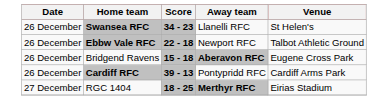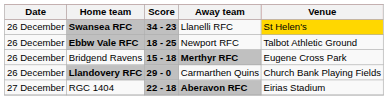(292, 27) no background -> (285, 27) gold background
(179, 42) 22 - 18 -> (162, 42) 18 - 25
(231, 57) Aberavon RFC -> (210, 57) Merthyr RFC
+ row: (105, 73)
- row: (112, 73)
(179, 88) 18 - 25 -> (162, 88) 22 - 18
(227, 88) Merthyr RFC -> (214, 88) Aberavon RFC
